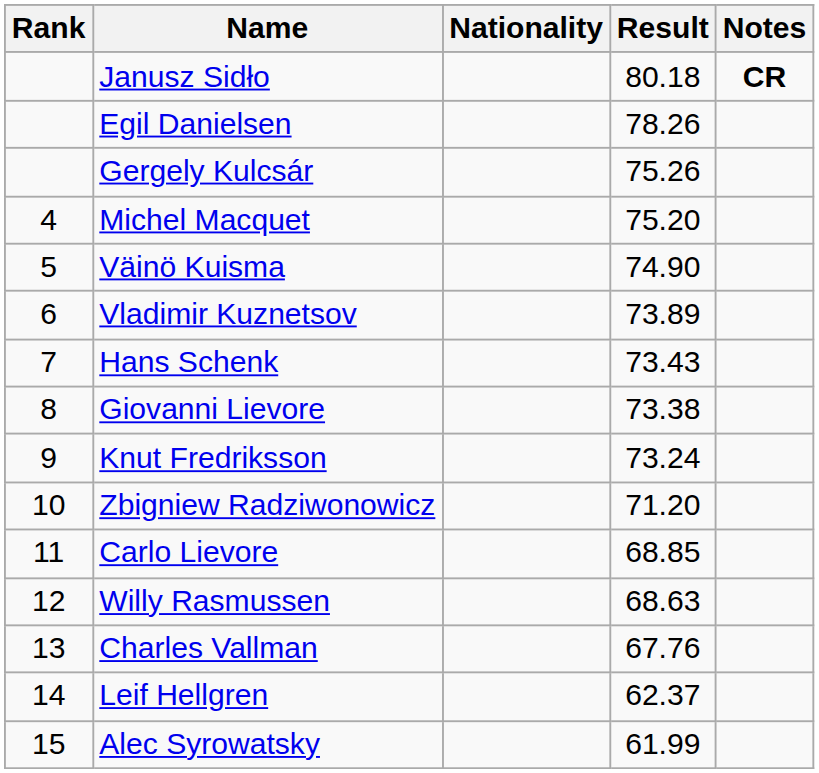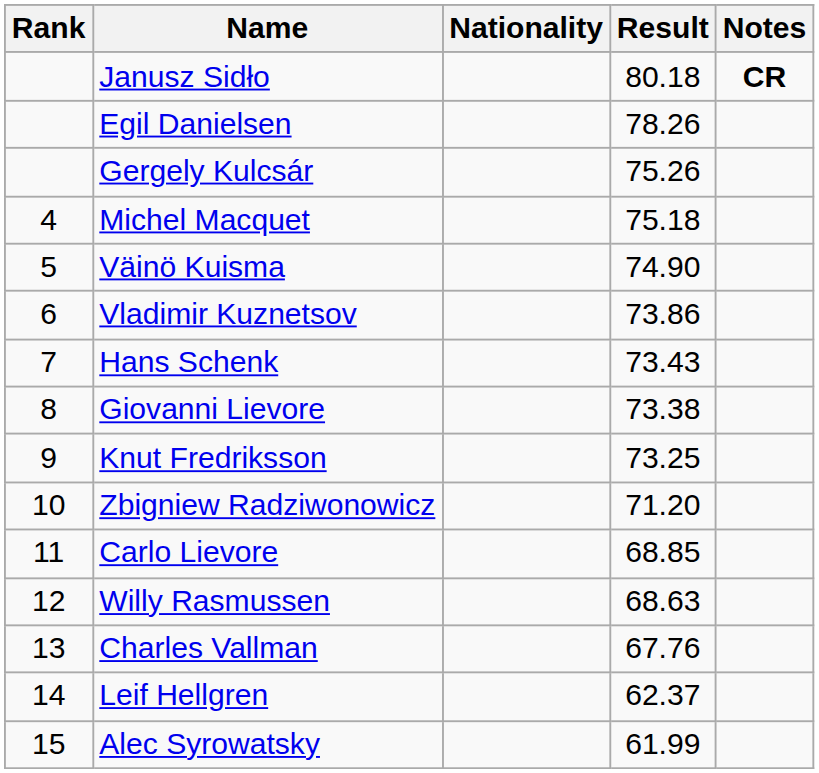(663, 219) 75.20 -> (663, 219) 75.18
(663, 314) 73.89 -> (663, 314) 73.86
(663, 457) 73.24 -> (663, 457) 73.25
